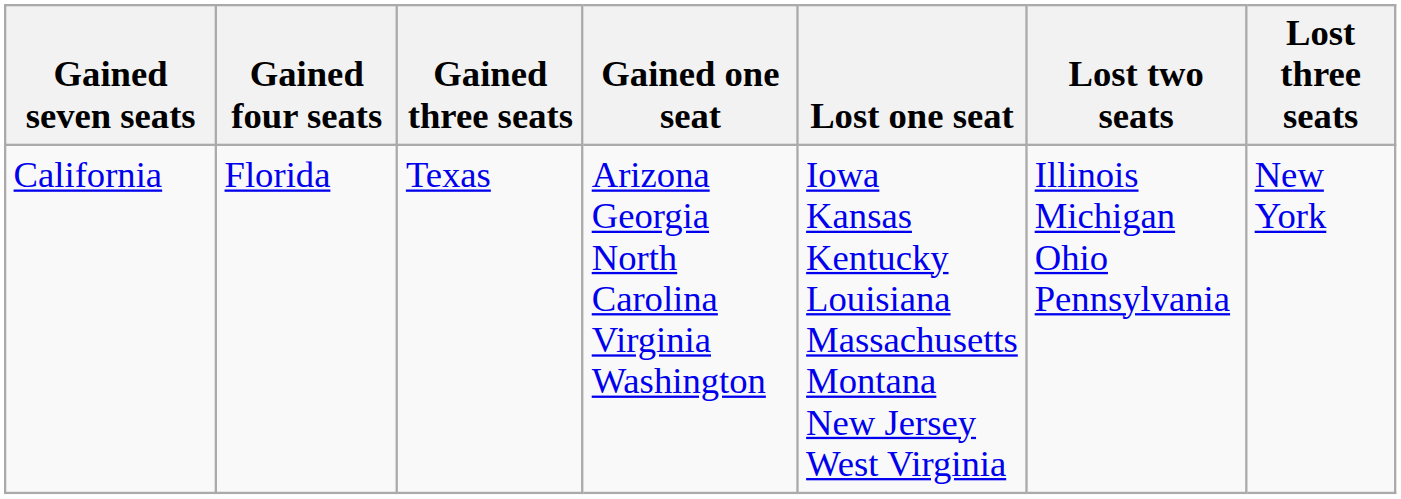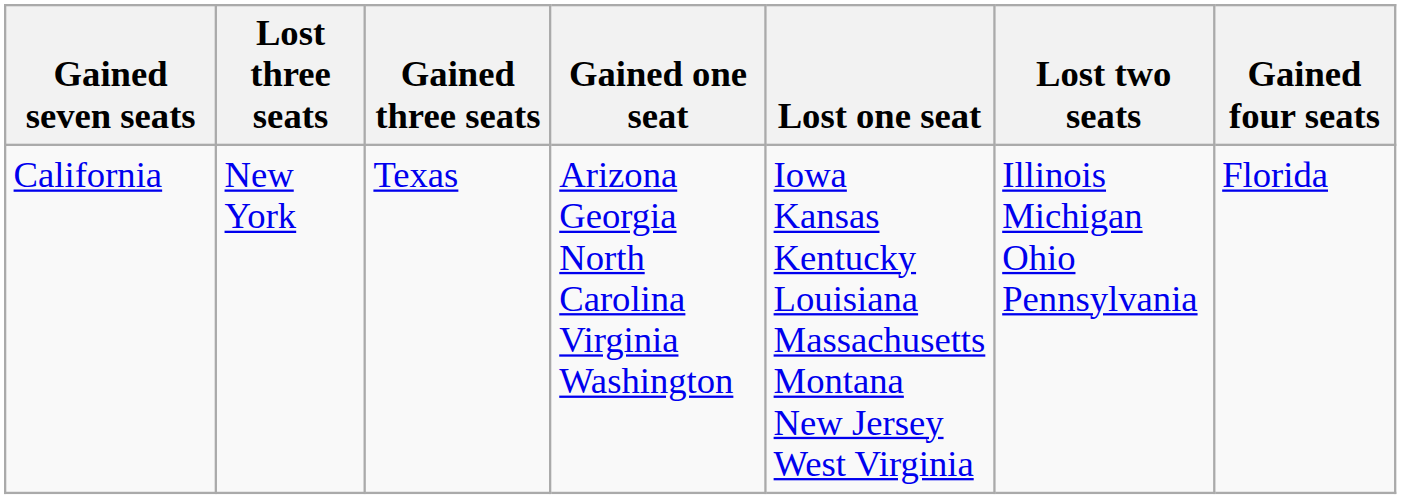columns swapped: (307, 95) <-> (1321, 74)
